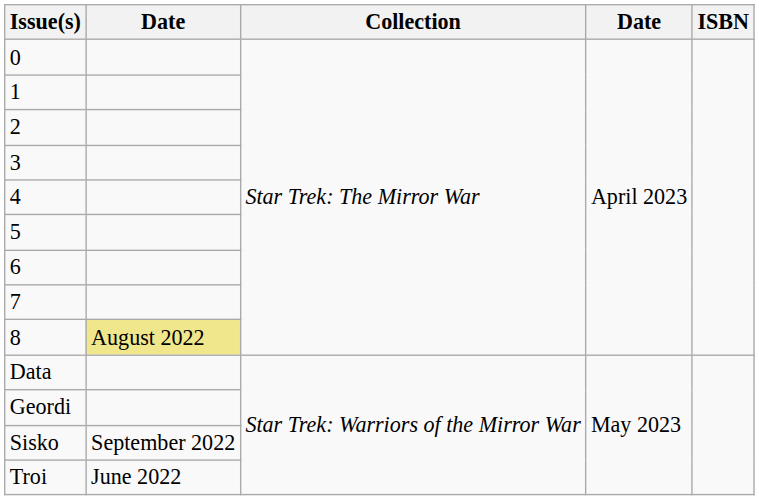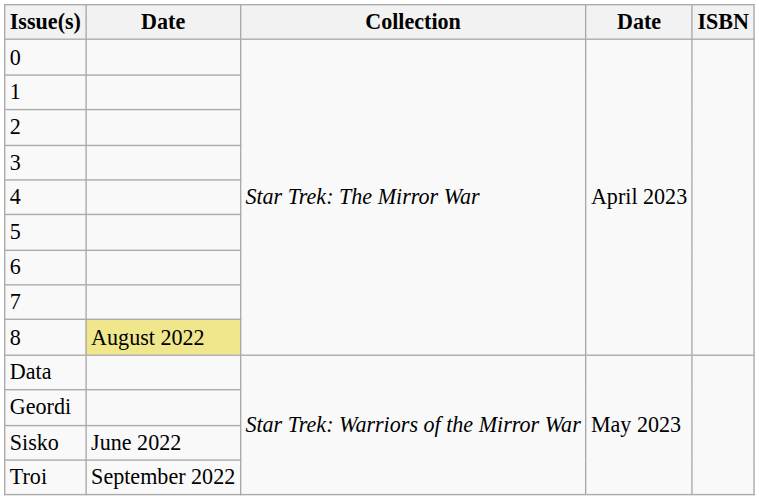(163, 442) September 2022 -> (136, 442) June 2022
(136, 477) June 2022 -> (163, 477) September 2022
